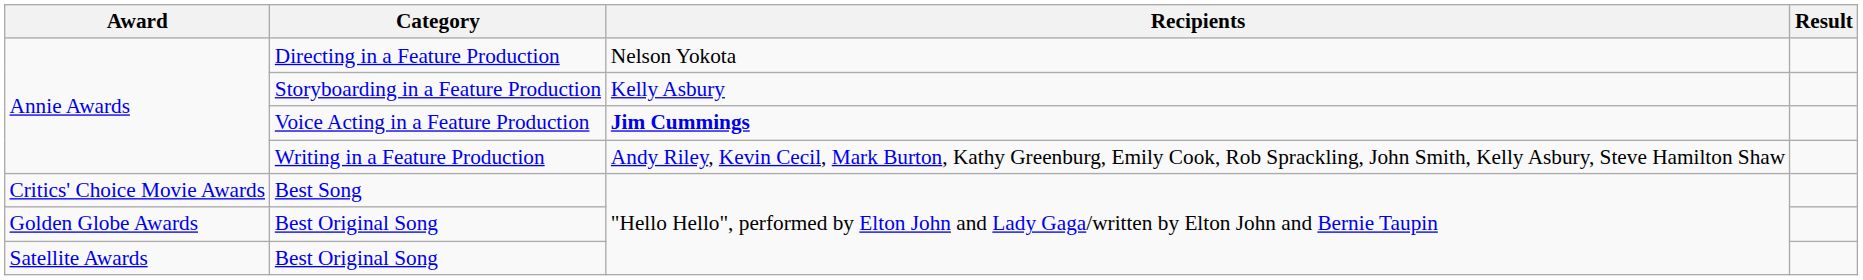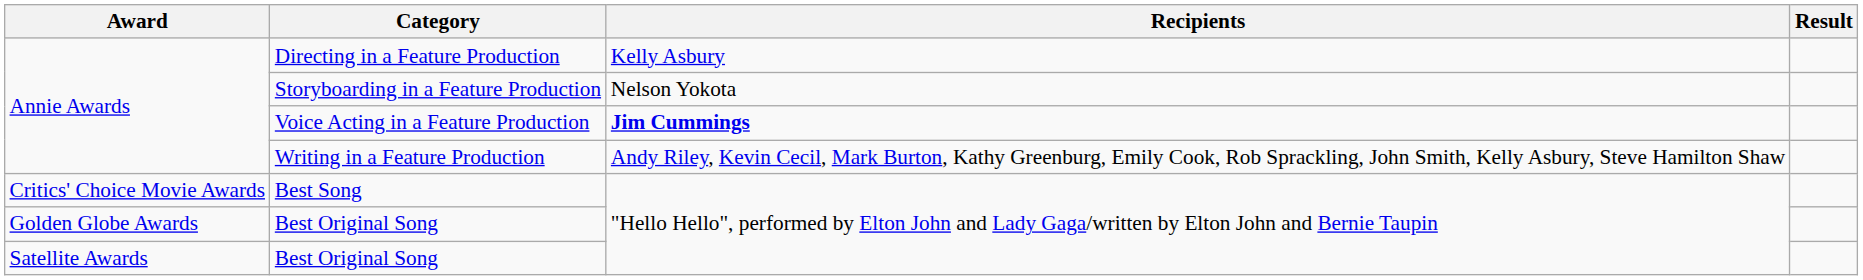(674, 55) Nelson Yokota -> (668, 55) Kelly Asbury
(668, 88) Kelly Asbury -> (674, 88) Nelson Yokota
